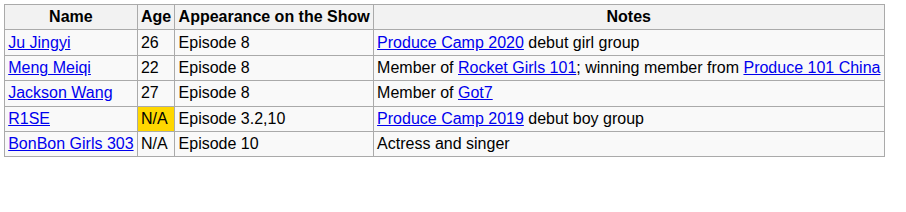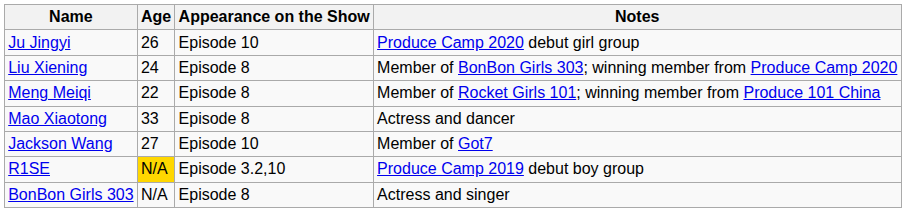(214, 42) Episode 8 -> (219, 42) Episode 10
+ row: (48, 67)
+ row: (58, 118)
(214, 93) Episode 8 -> (219, 144) Episode 10
(219, 144) Episode 10 -> (214, 194) Episode 8
